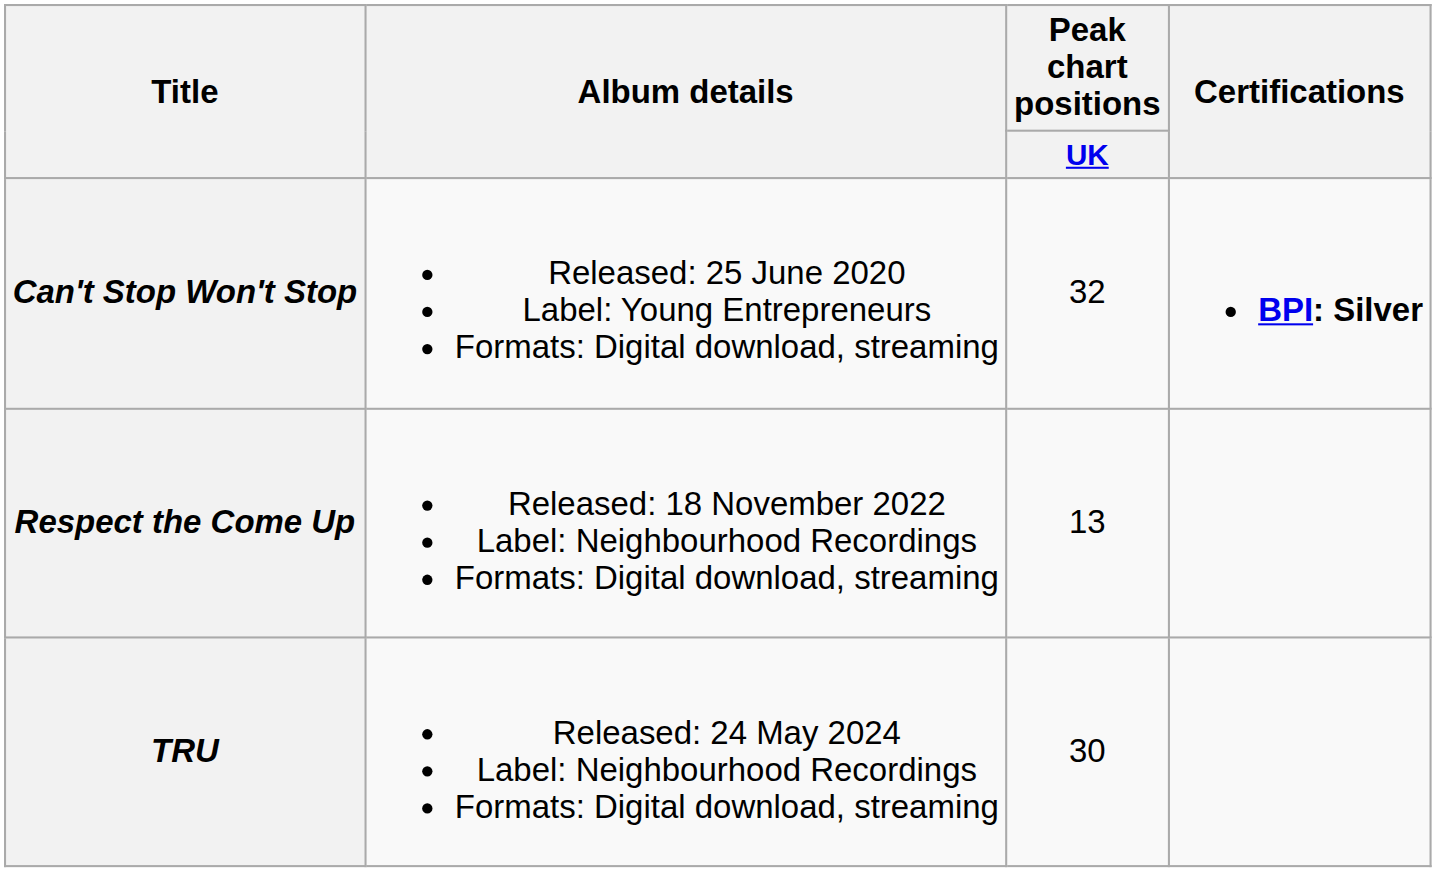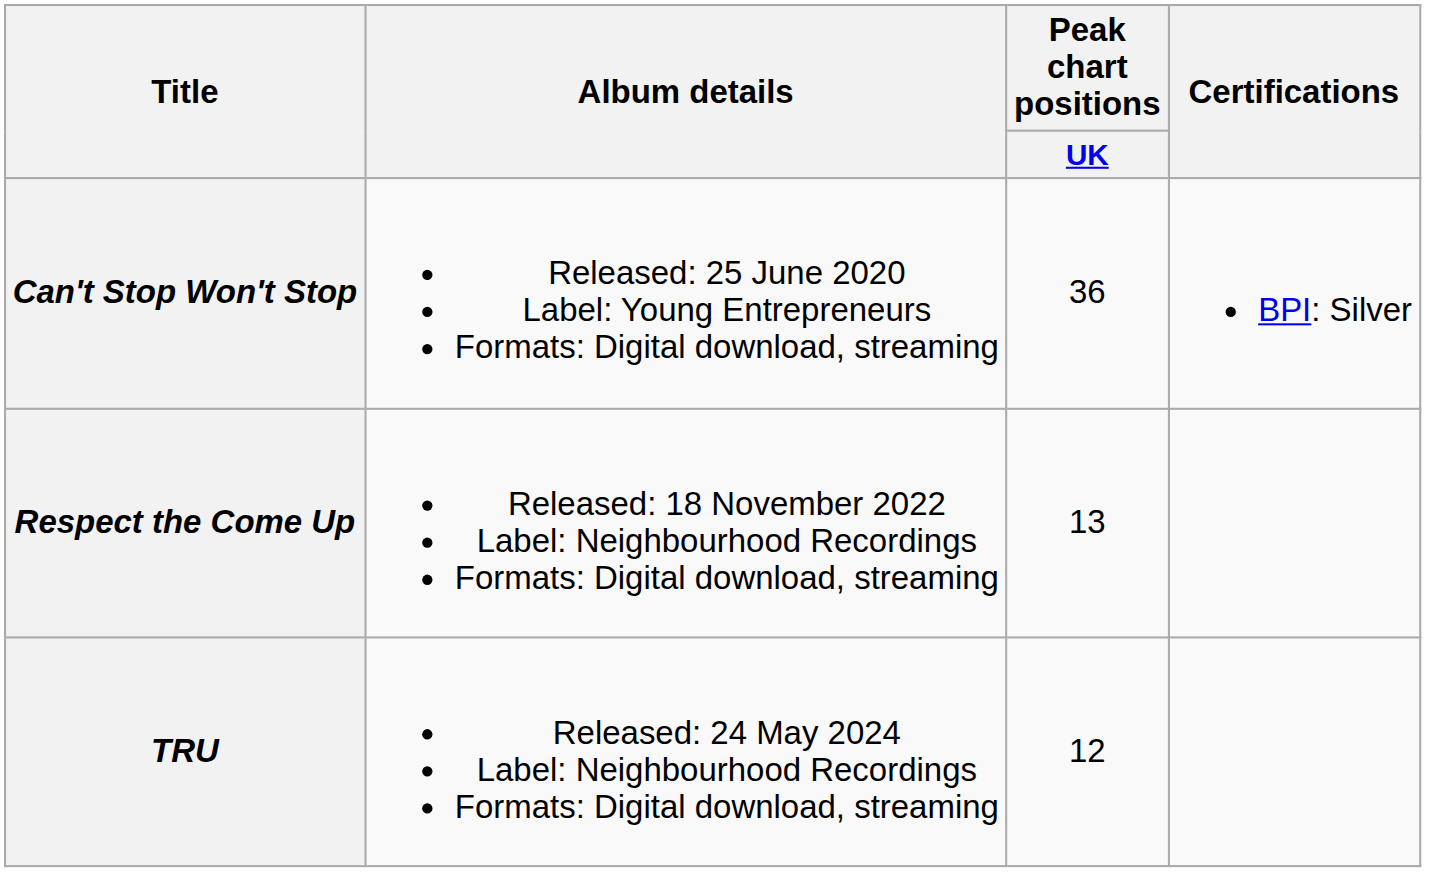(1087, 292) 32 -> (1087, 292) 36
(1299, 312) bold -> (1294, 312) normal
(1087, 751) 30 -> (1087, 751) 12
